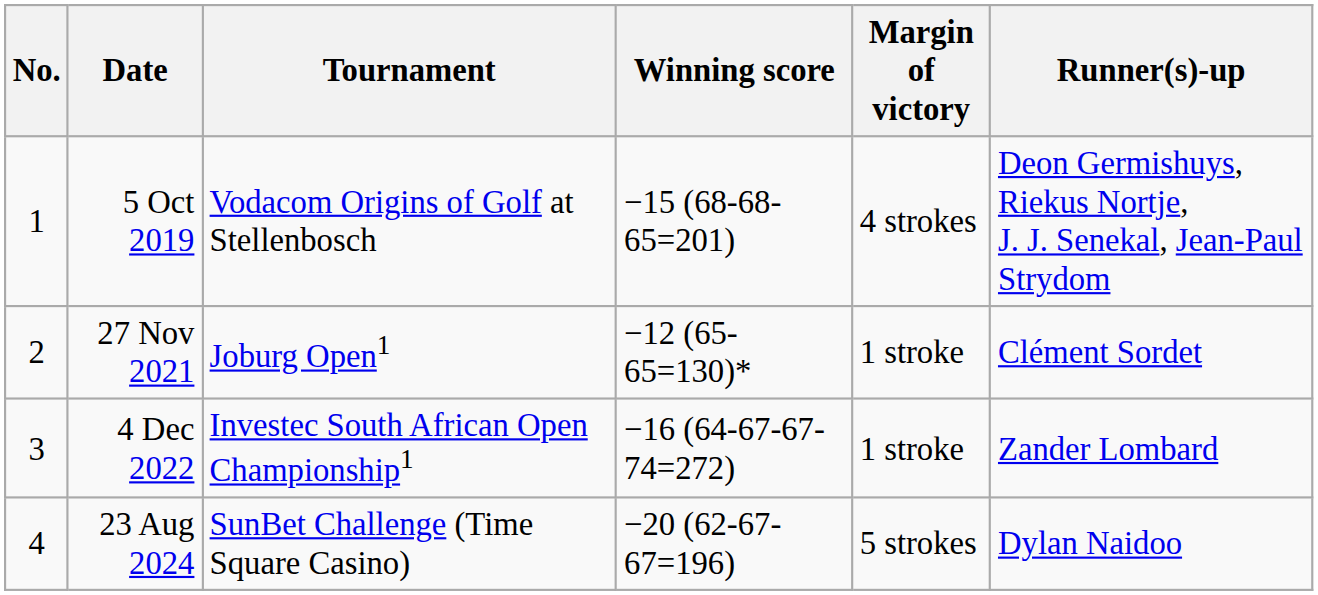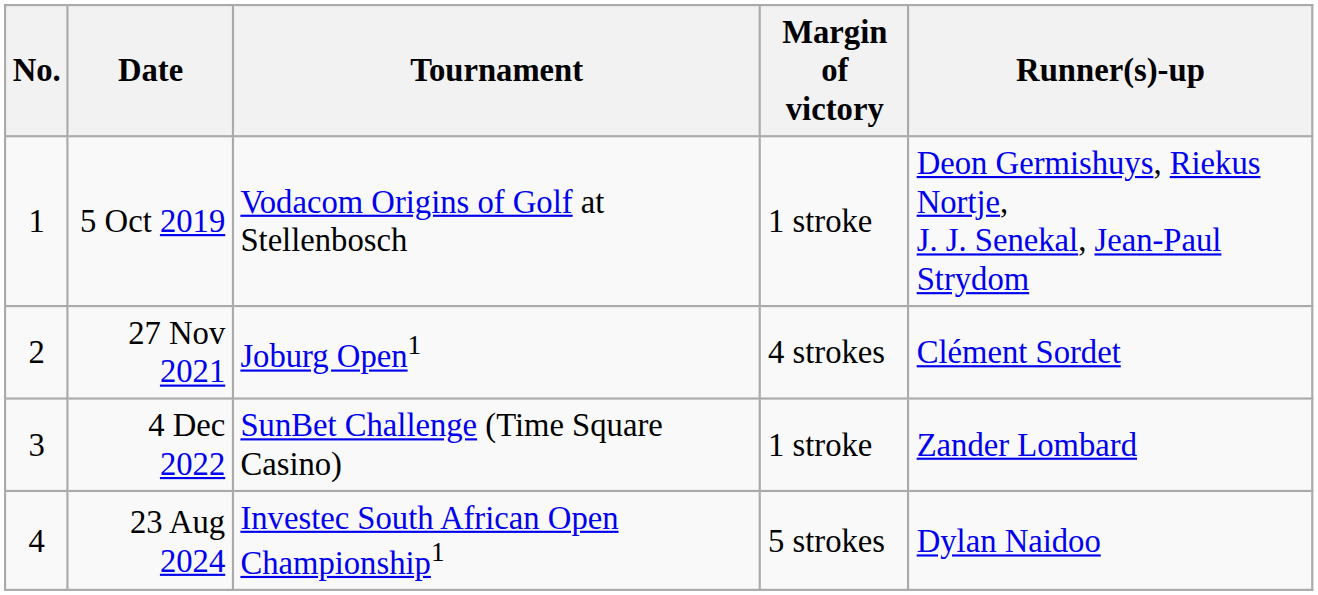- column: (734, 70)
(918, 220) 4 strokes -> (820, 220) 1 stroke
(912, 352) 1 stroke -> (827, 352) 4 strokes
(399, 448) Investec South African Open Championship1 -> (452, 444) SunBet Challenge (Time Square Casino)
(371, 544) SunBet Challenge (Time Square Casino) -> (429, 540) Investec South African Open Championship1
